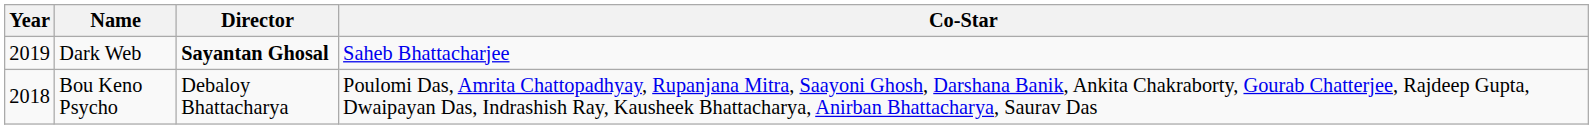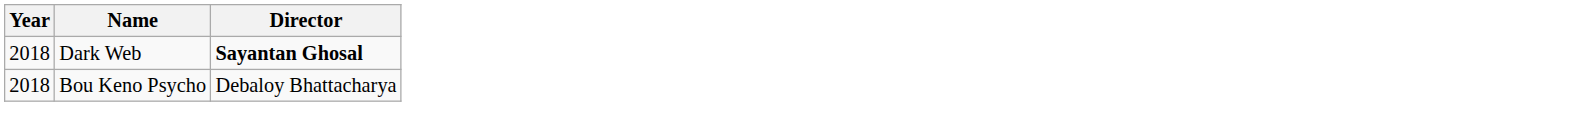- column: (963, 20)
(30, 52) 2019 -> (30, 52) 2018
